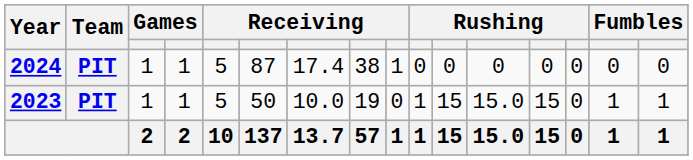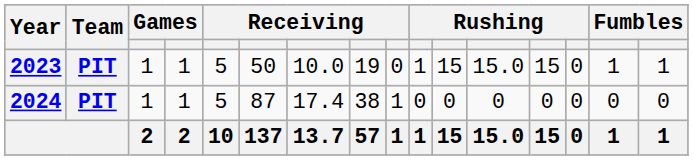rows swapped: (36, 102) <-> (36, 67)
